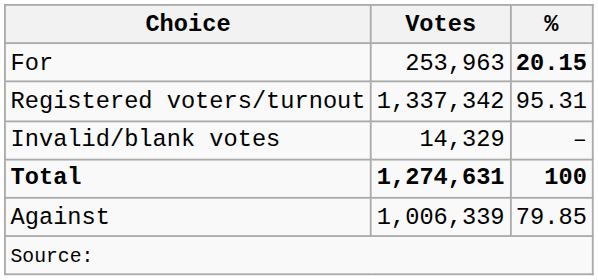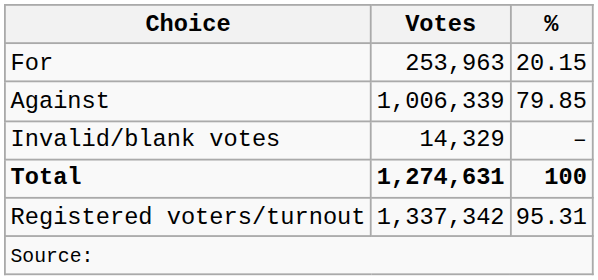(551, 63) bold -> (551, 63) normal
rows swapped: (60, 217) <-> (188, 101)
